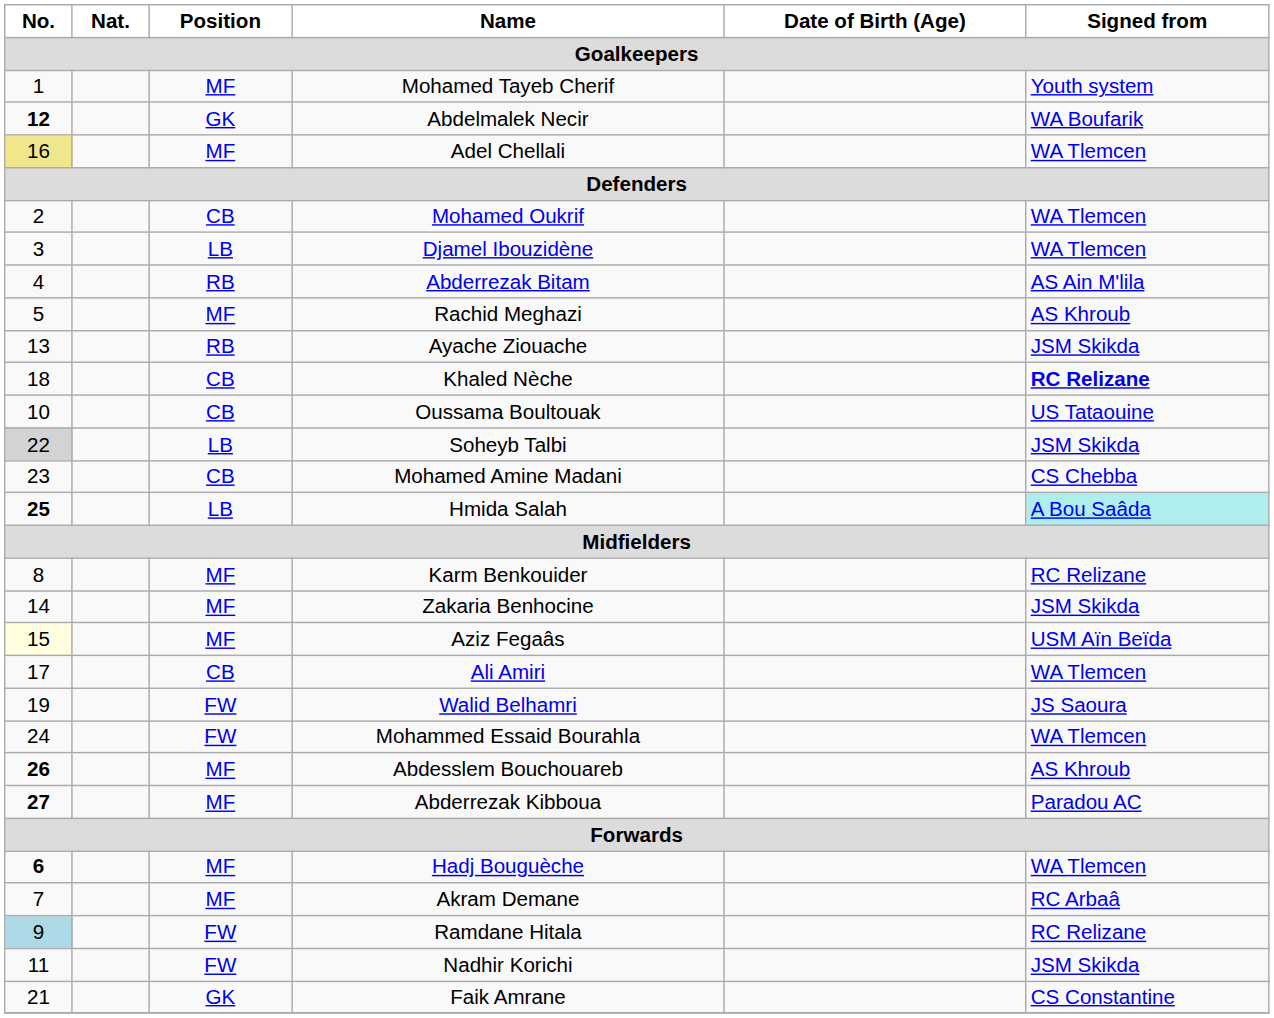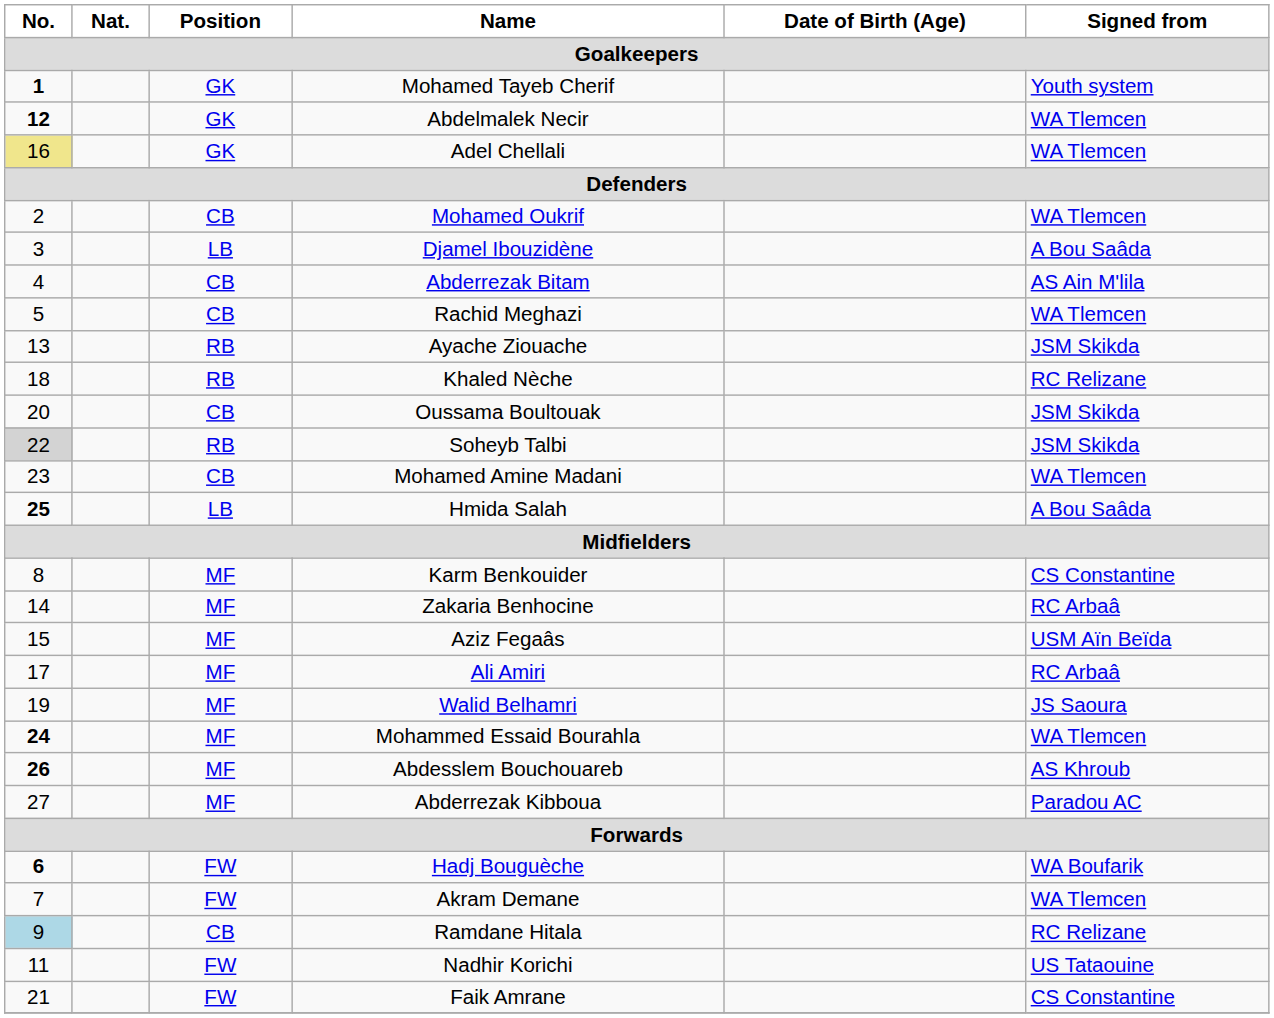(38, 86) normal -> (38, 86) bold
(220, 86) MF -> (220, 86) GK
(1087, 119) WA Boufarik -> (1088, 119) WA Tlemcen
(220, 152) MF -> (220, 152) GK
(1088, 249) WA Tlemcen -> (1091, 249) A Bou Saâda
(220, 282) RB -> (220, 282) CB
(220, 314) MF -> (220, 314) CB
(1080, 314) AS Khroub -> (1088, 314) WA Tlemcen
(220, 379) CB -> (220, 379) RB
(1090, 379) bold -> (1088, 379) normal
(38, 412) 10 -> (38, 412) 20
(1092, 412) US Tataouine -> (1085, 412) JSM Skikda
(220, 444) LB -> (220, 444) RB
(1084, 477) CS Chebba -> (1088, 477) WA Tlemcen
(1091, 509) paleturquoise background -> (1091, 509) no background
(1088, 574) RC Relizane -> (1103, 574) CS Constantine
(1085, 607) JSM Skikda -> (1075, 607) RC Arbaâ
(38, 639) lightyellow background -> (38, 639) no background
(220, 672) CB -> (220, 672) MF
(1088, 672) WA Tlemcen -> (1075, 672) RC Arbaâ
(220, 705) FW -> (220, 705) MF
(38, 737) normal -> (38, 737) bold
(220, 737) FW -> (220, 737) MF
(38, 802) bold -> (38, 802) normal
(220, 867) MF -> (220, 867) FW
(1088, 867) WA Tlemcen -> (1087, 867) WA Boufarik
(220, 900) MF -> (220, 900) FW
(1075, 900) RC Arbaâ -> (1088, 900) WA Tlemcen
(220, 932) FW -> (220, 932) CB
(1085, 965) JSM Skikda -> (1092, 965) US Tataouine
(220, 997) GK -> (220, 997) FW
